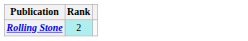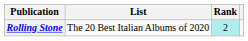+ column: (138, 12)
